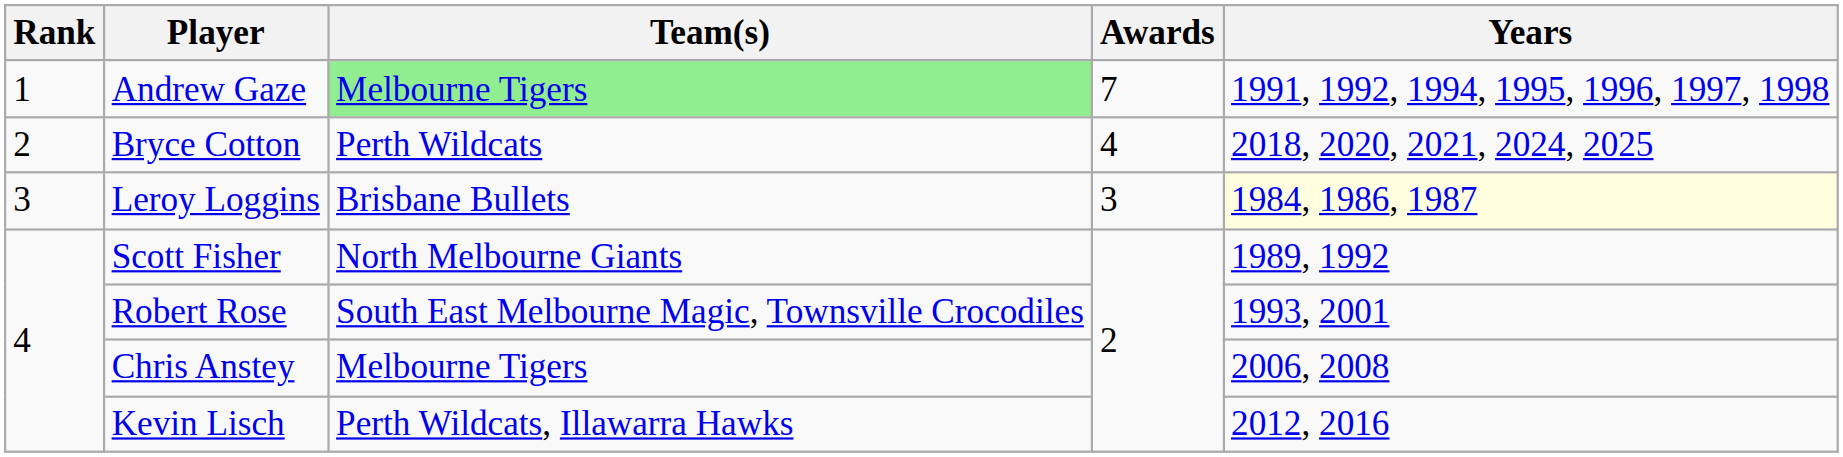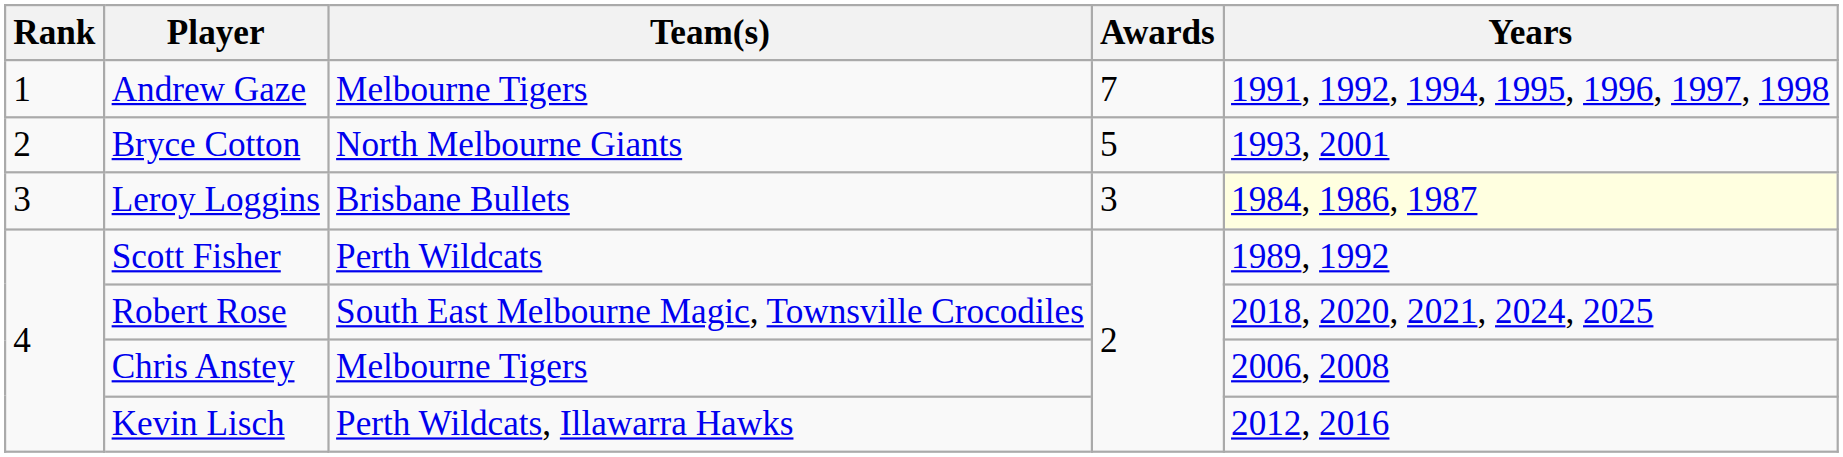(462, 88) lightgreen background -> (462, 88) no background
(439, 144) Perth Wildcats -> (509, 144) North Melbourne Giants
(1109, 144) 4 -> (1109, 144) 5
(1442, 144) 2018, 2020, 2021, 2024, 2025 -> (1310, 144) 1993, 2001
(509, 255) North Melbourne Giants -> (439, 255) Perth Wildcats
(1310, 311) 1993, 2001 -> (1442, 311) 2018, 2020, 2021, 2024, 2025
